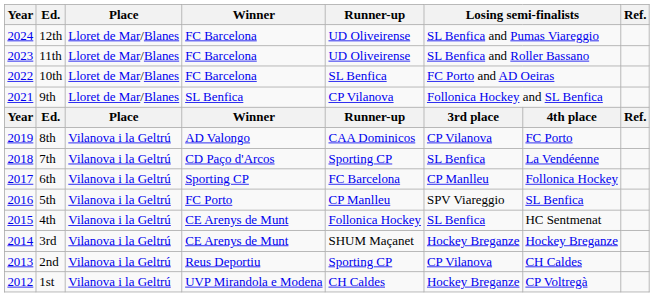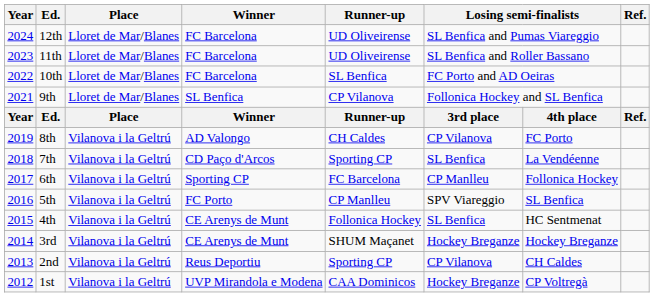(372, 138) CAA Dominicos -> (357, 138) CH Caldes
(357, 281) CH Caldes -> (372, 281) CAA Dominicos
